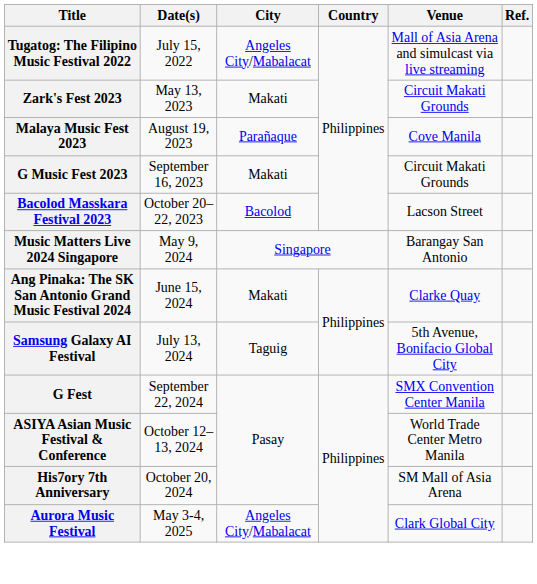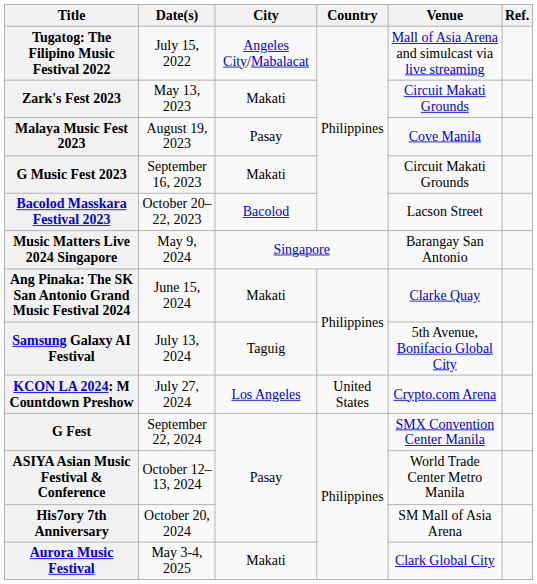(268, 136) Parañaque -> (266, 136) Pasay
+ row: (72, 394)
(268, 523) Angeles City/Mabalacat -> (266, 560) Makati
